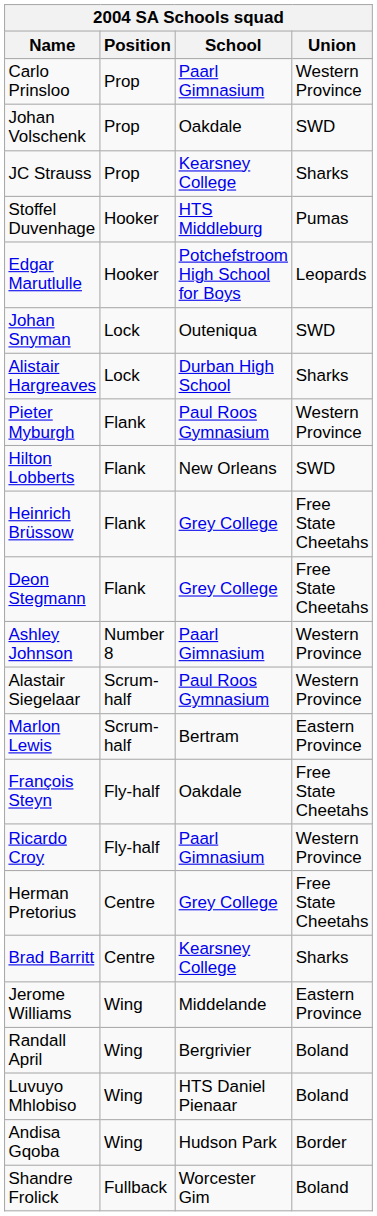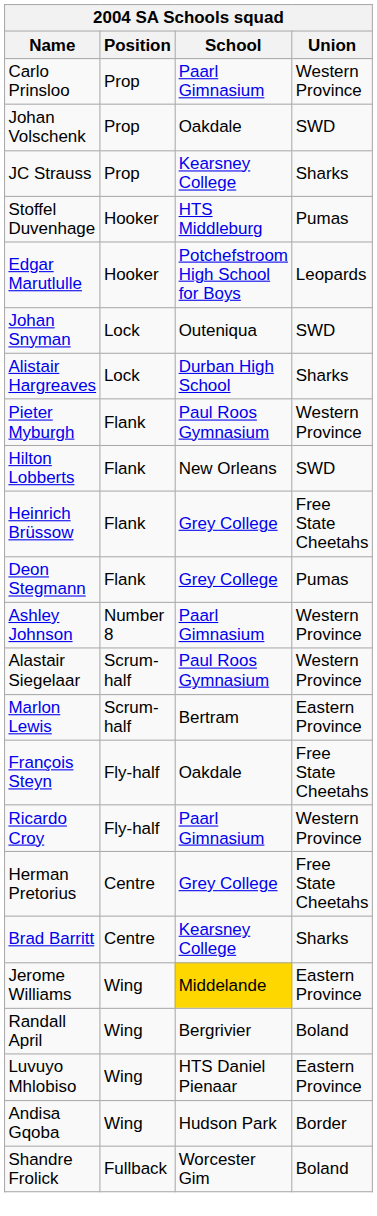(332, 588) Free State Cheetahs -> (322, 579) Pumas
(222, 1004) no background -> (222, 985) gold background
(322, 1096) Boland -> (329, 1077) Eastern Province
